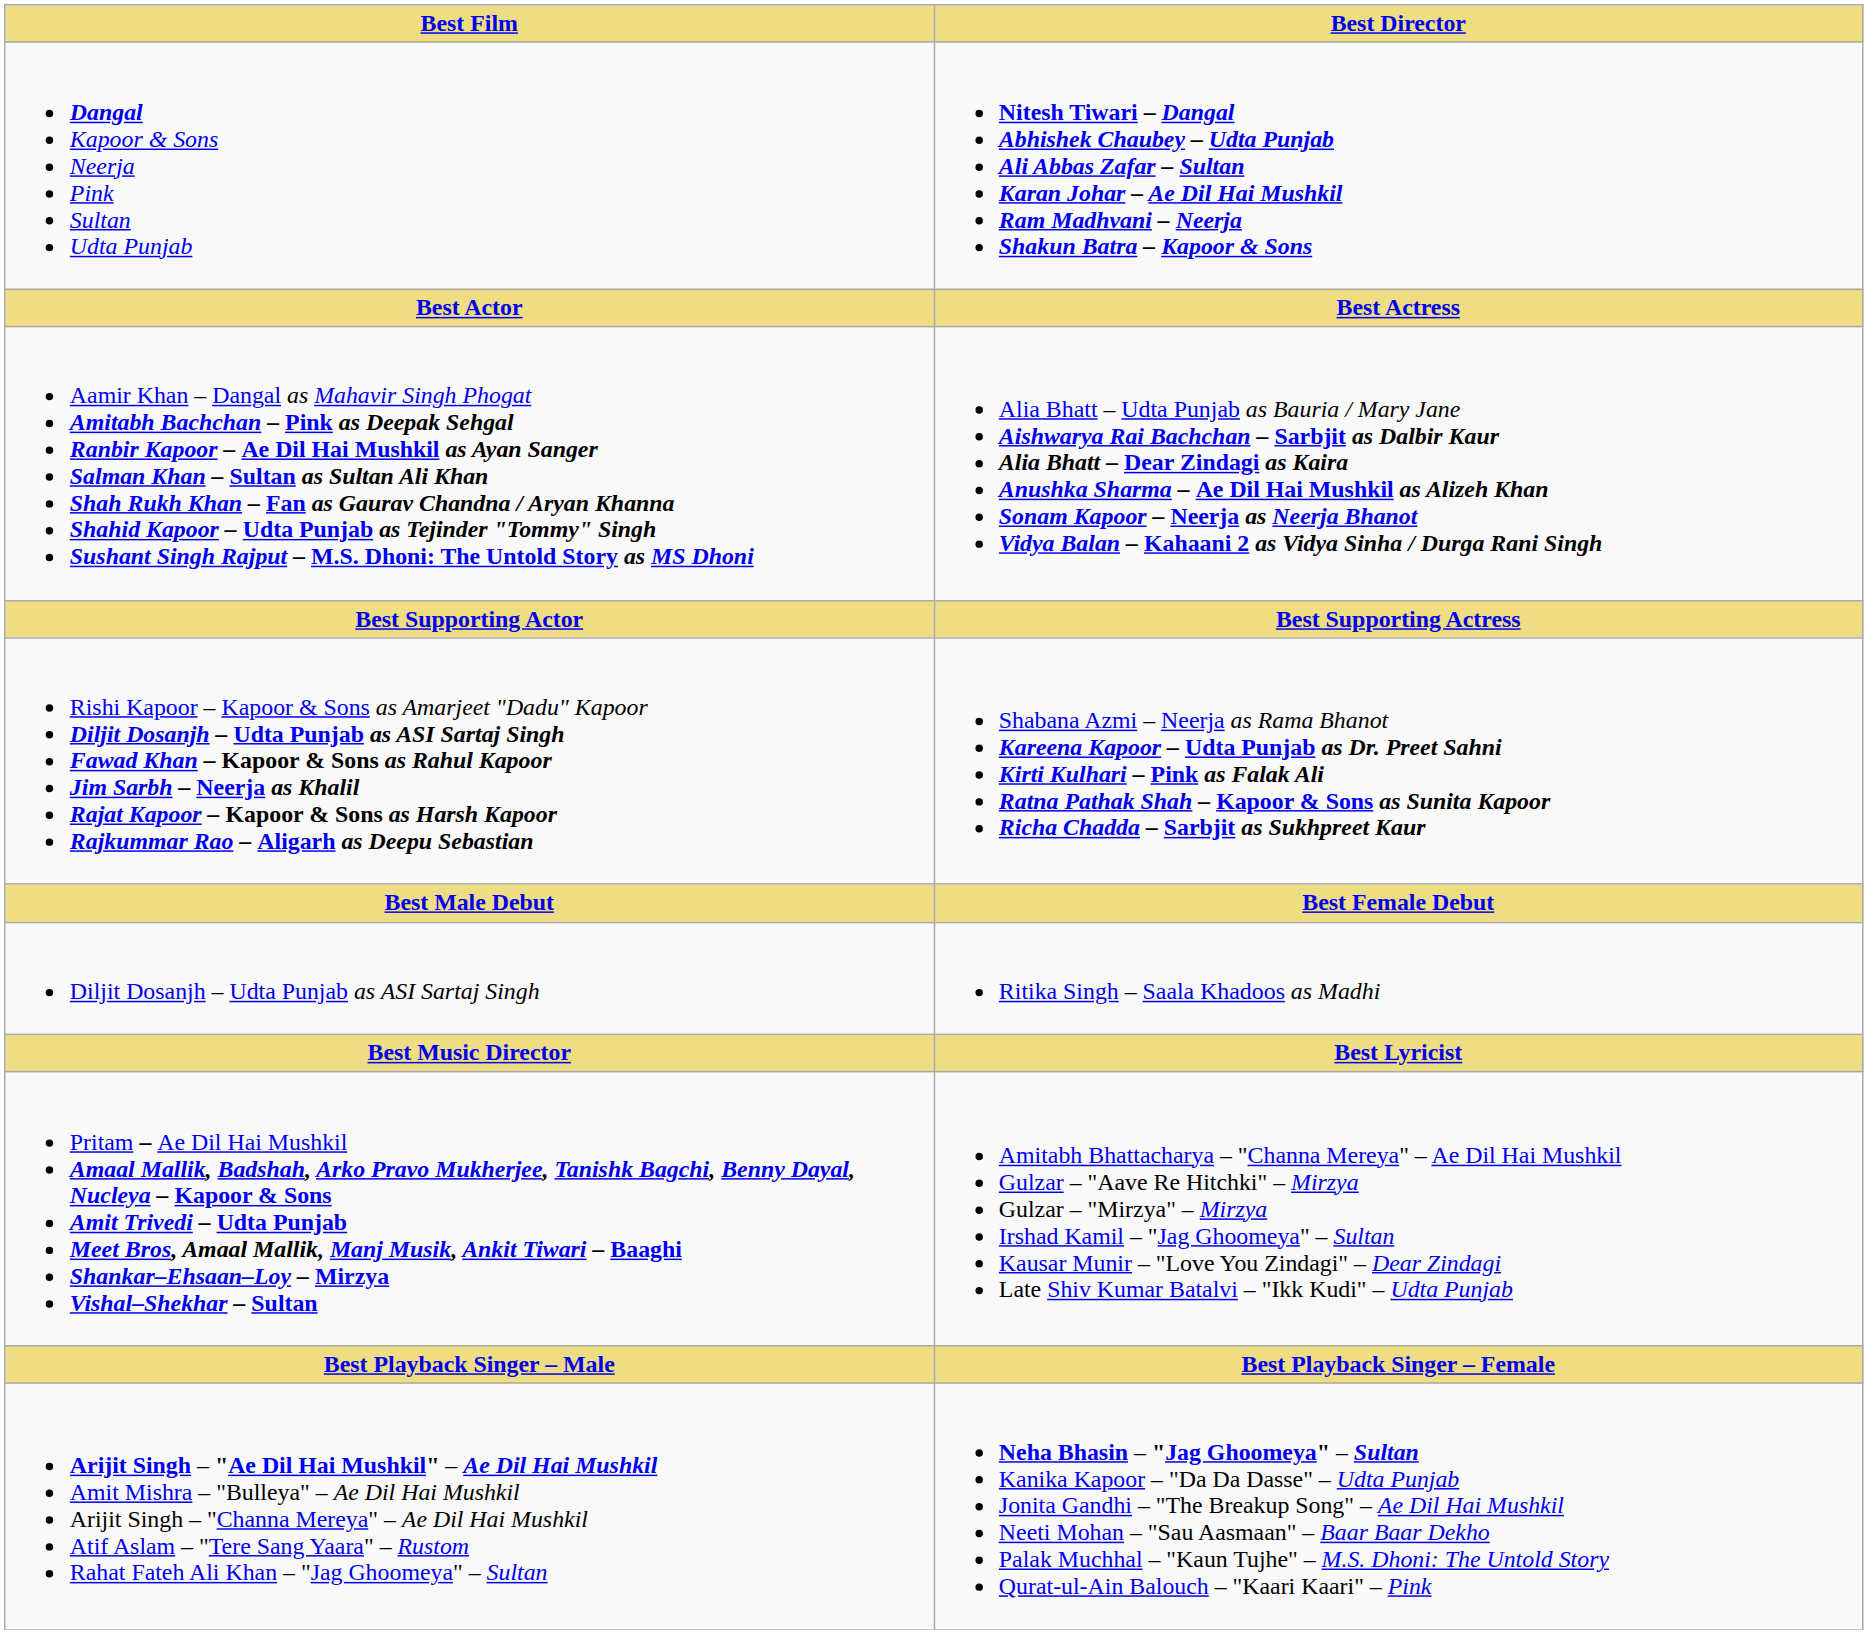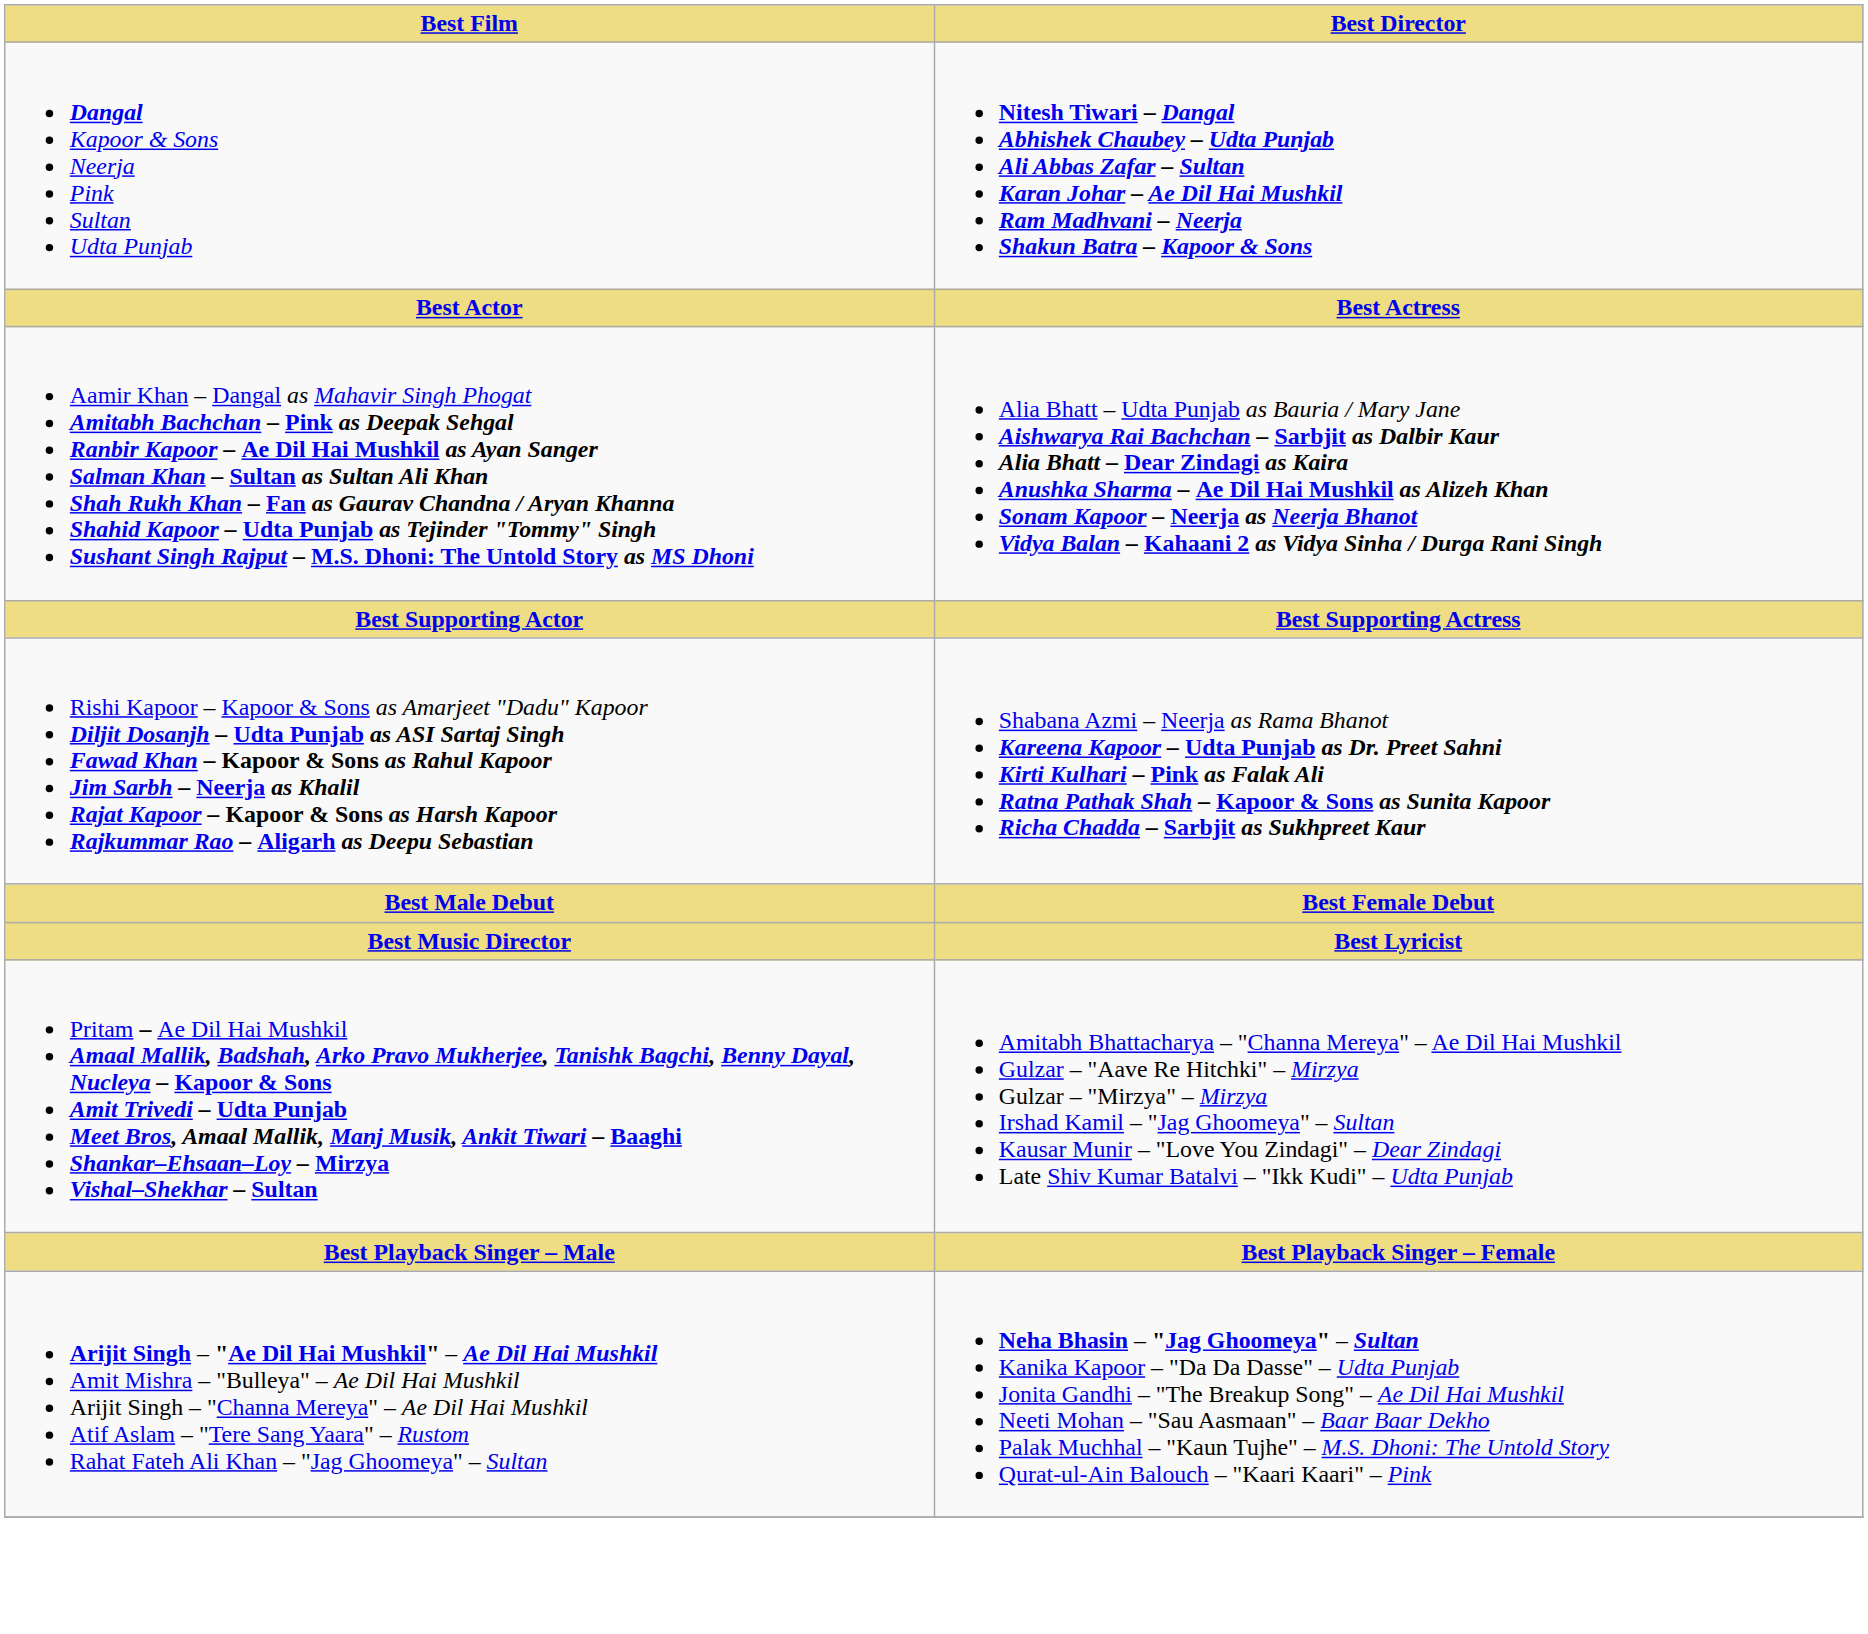- row: (469, 992)
